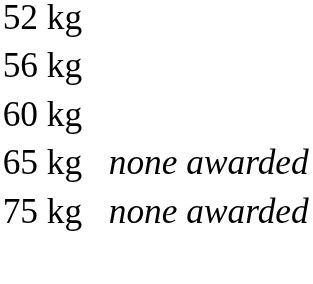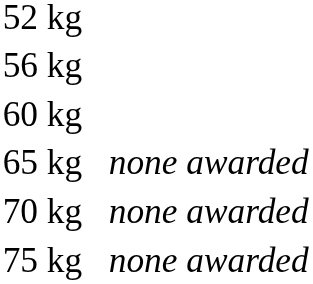+ row: (42, 211)
